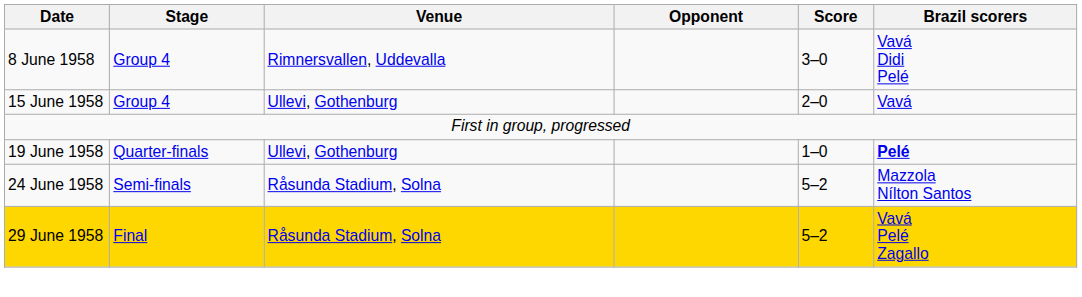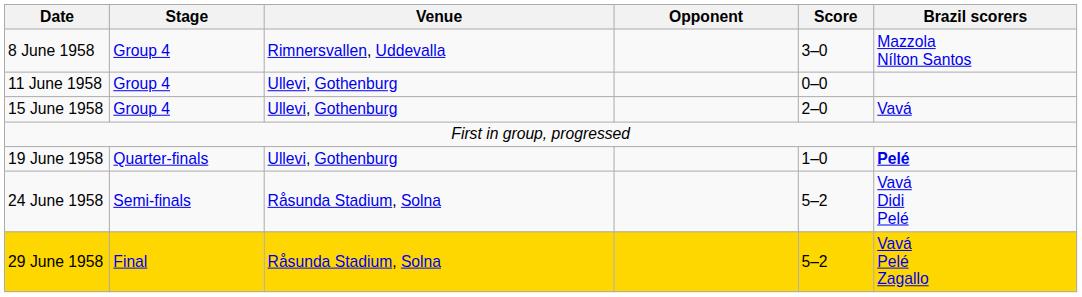(895, 59) Vavá Didi Pelé -> (924, 50) Mazzola Nílton Santos
+ row: (55, 84)
(924, 185) Mazzola Nílton Santos -> (895, 201) Vavá Didi Pelé
